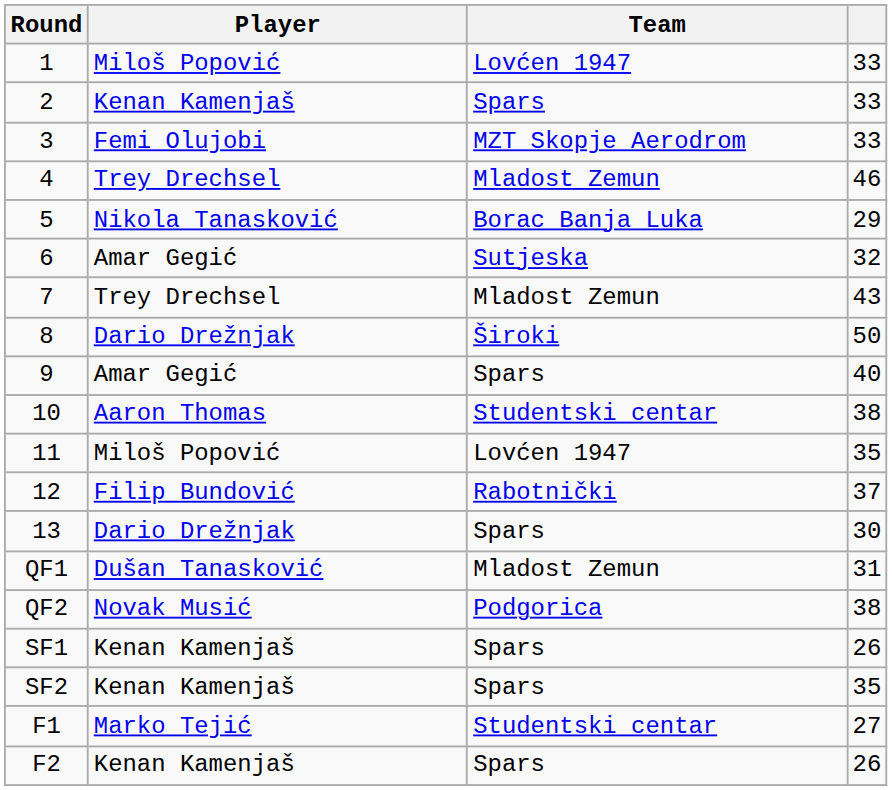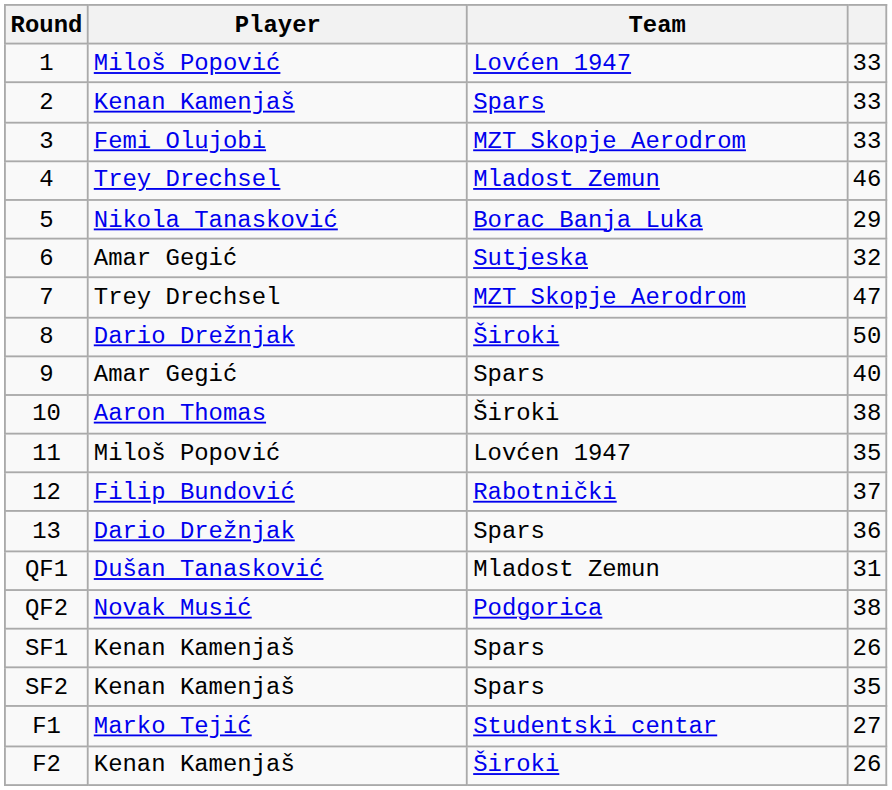(566, 297) Mladost Zemun -> (610, 297) MZT Skopje Aerodrom
(867, 297) 43 -> (867, 297) 47
(595, 414) Studentski centar -> (516, 414) Široki
(867, 531) 30 -> (867, 531) 36
(509, 765) Spars -> (516, 765) Široki
